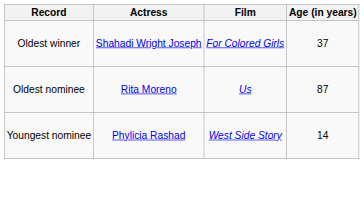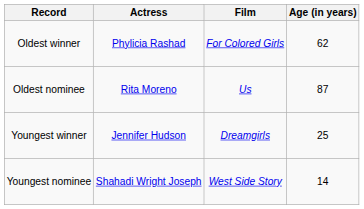(149, 43) Shahadi Wright Joseph -> (149, 43) Phylicia Rashad
(323, 43) 37 -> (323, 43) 62
+ row: (49, 135)
(149, 135) Phylicia Rashad -> (149, 182) Shahadi Wright Joseph
